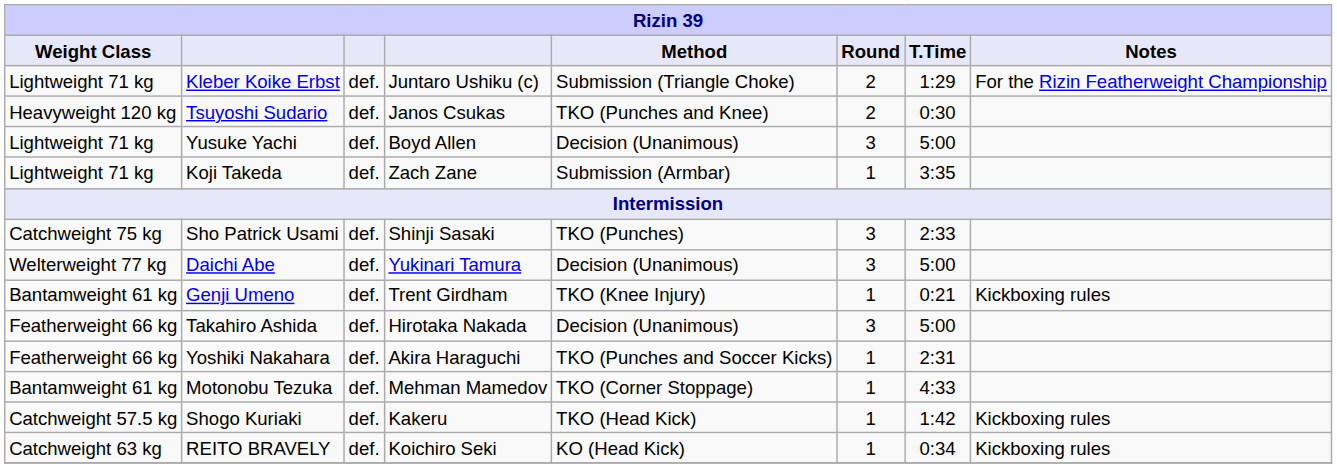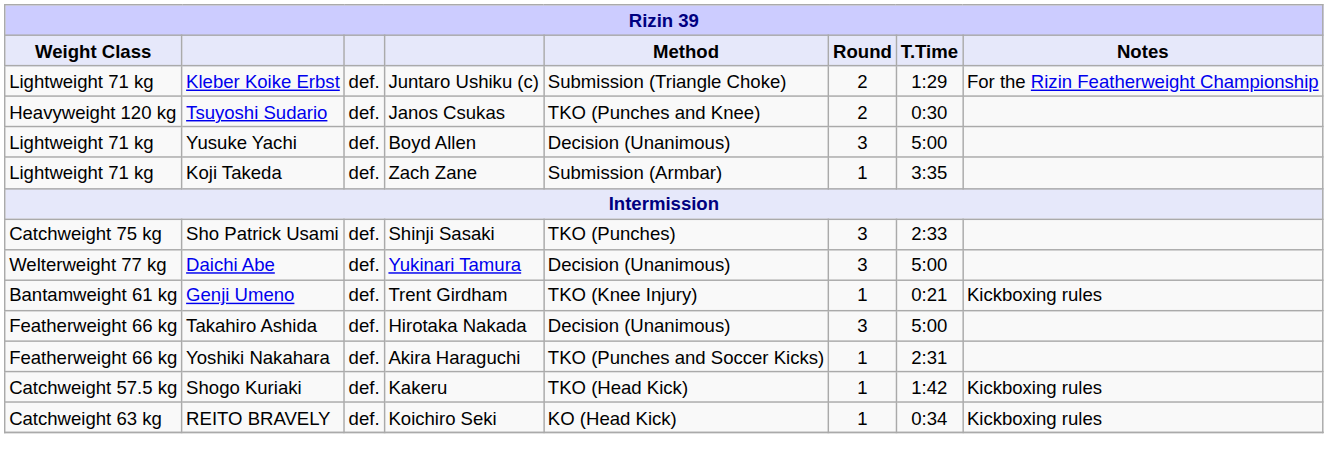- row: (259, 387)
